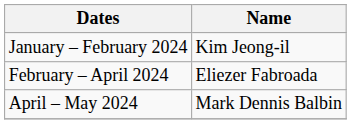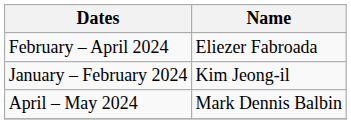rows swapped: (98, 47) <-> (89, 75)
